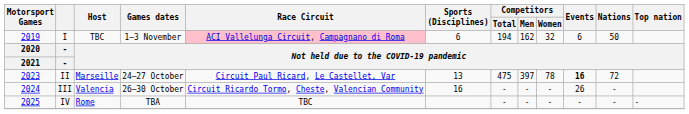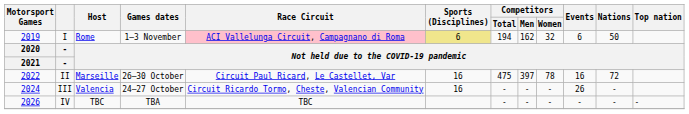(97, 37) TBC -> (85, 37) Rome
(458, 37) no background -> (458, 37) khaki background
(30, 76) 2023 -> (30, 76) 2022
(153, 76) 24–27 October -> (153, 76) 26–30 October
(458, 76) 13 -> (458, 76) 16
(580, 76) bold -> (580, 76) normal
(153, 89) 26–30 October -> (153, 89) 24–27 October
(30, 102) 2025 -> (30, 102) 2026
(85, 102) Rome -> (97, 102) TBC
